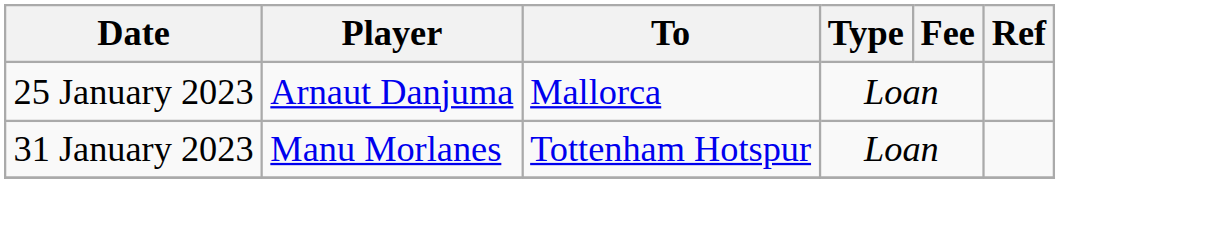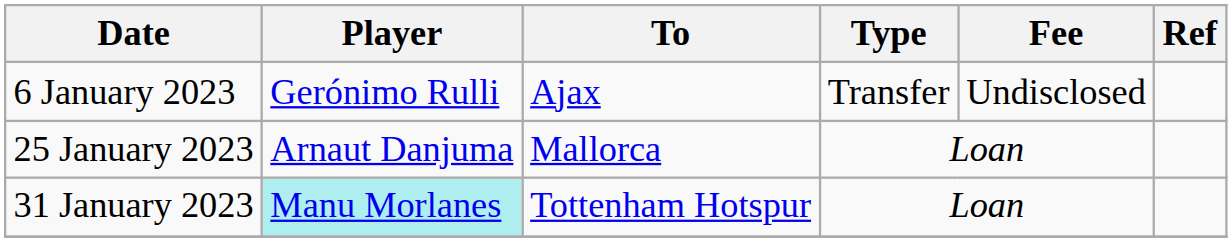+ row: (124, 90)
(386, 148) no background -> (386, 206) paleturquoise background
